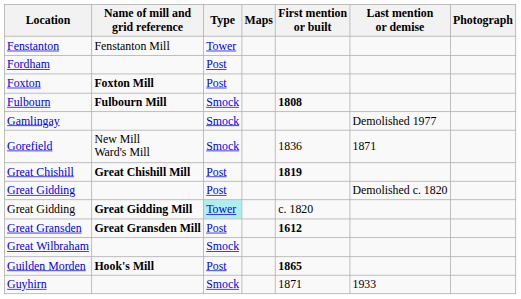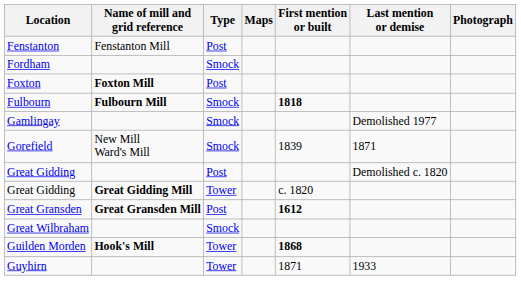(221, 45) Tower -> (216, 45) Post
(216, 64) Post -> (223, 64) Smock
(290, 102) 1808 -> (290, 102) 1818
(290, 146) 1836 -> (290, 146) 1839
- row: (40, 171)
(221, 209) paleturquoise background -> (221, 190) no background
(216, 265) Post -> (221, 247) Tower
(290, 265) 1865 -> (290, 247) 1868
(223, 284) Smock -> (221, 265) Tower
